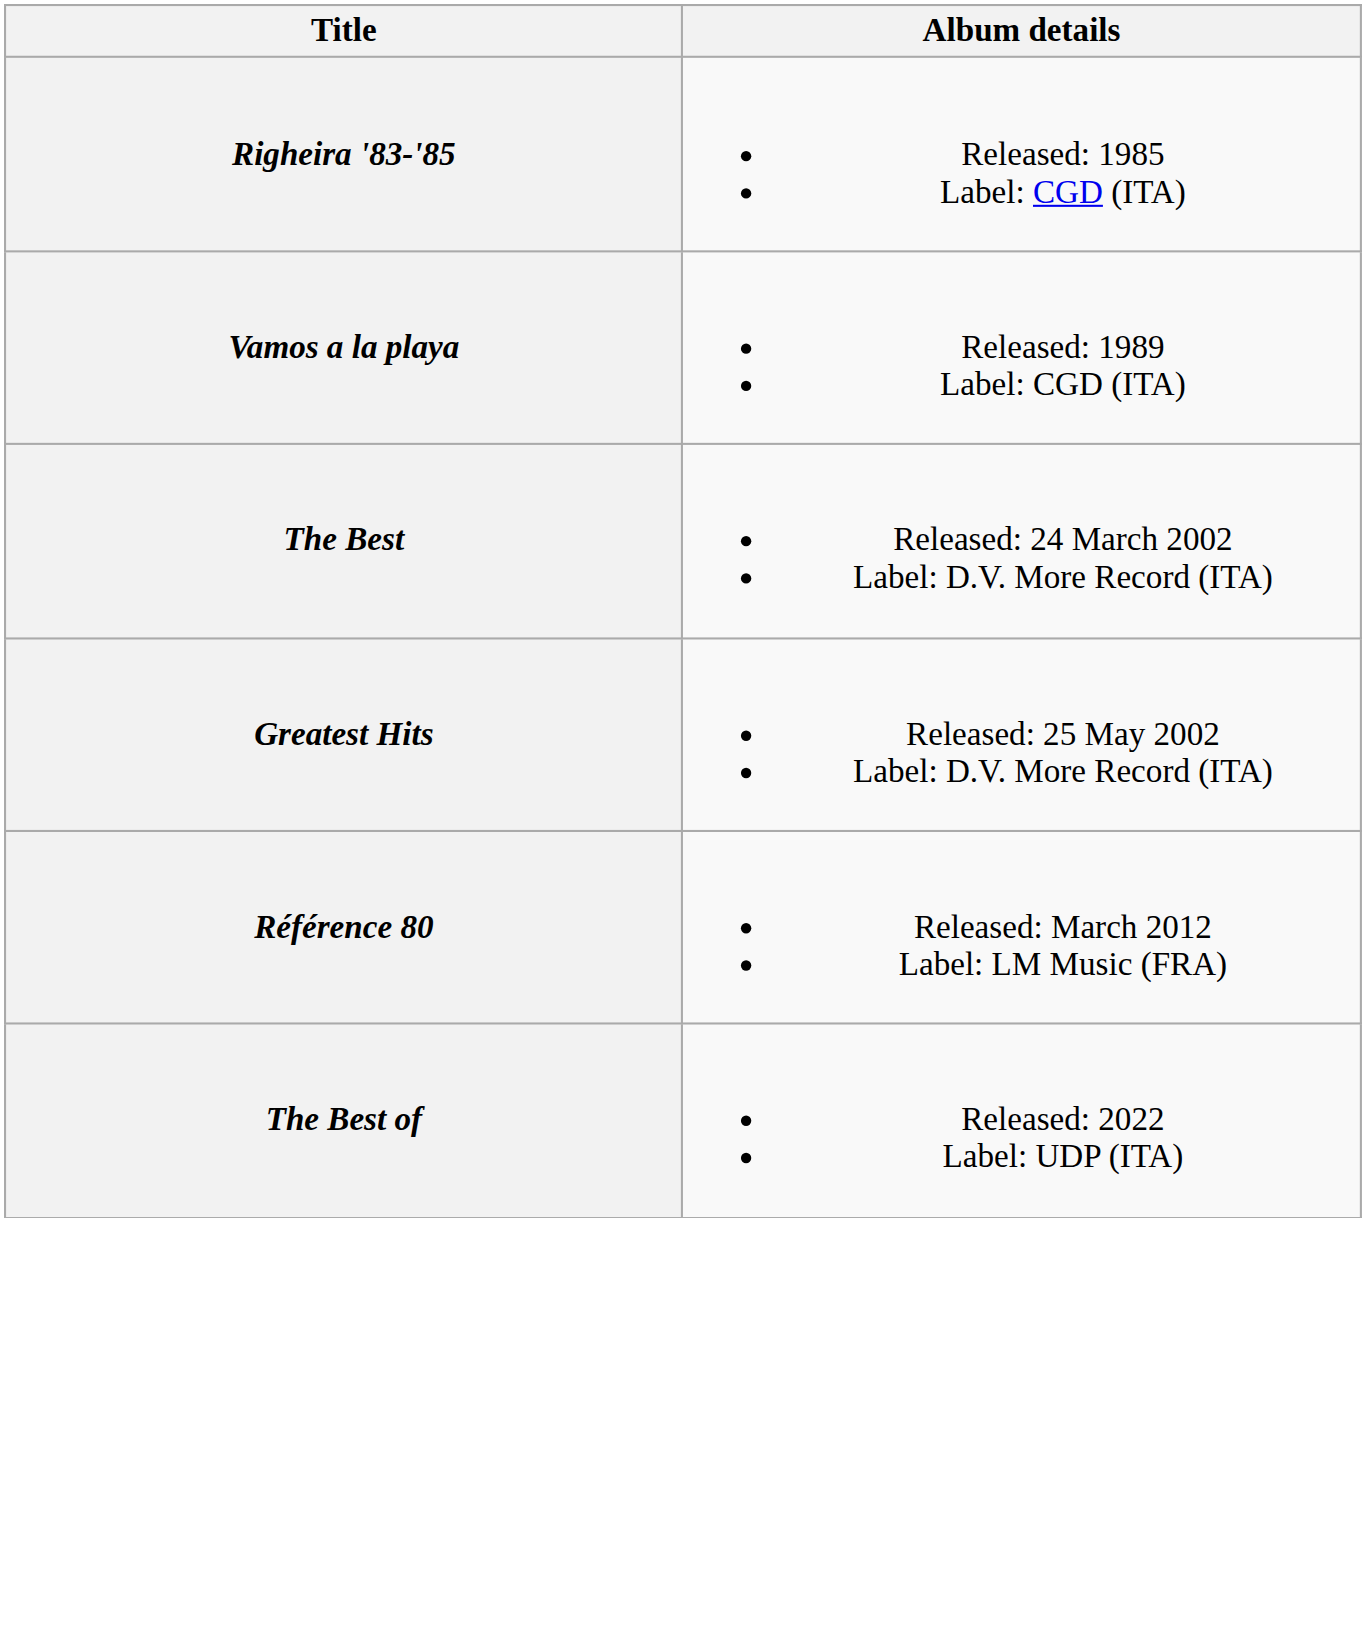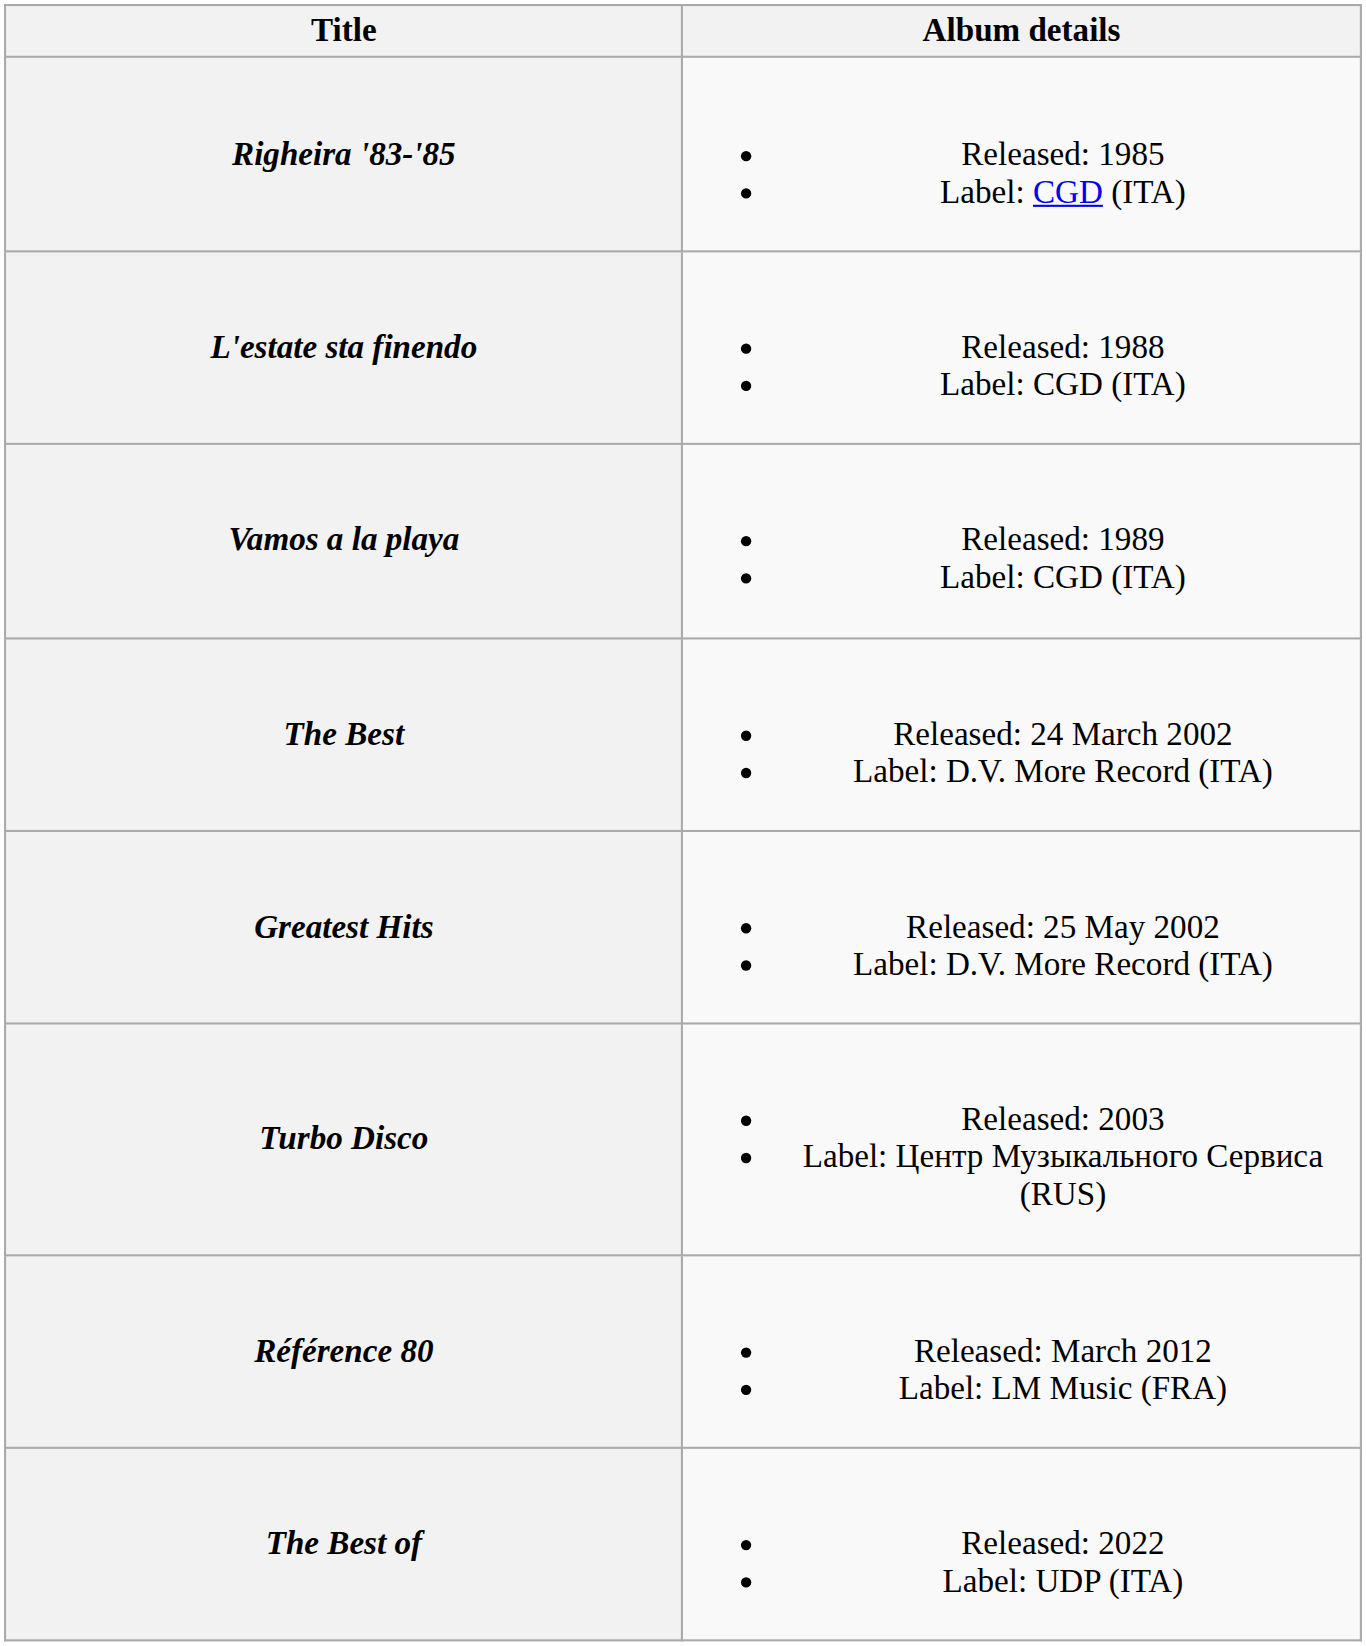+ row: (344, 346)
+ row: (344, 1138)
